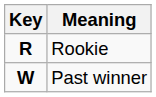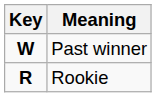rows swapped: (80, 48) <-> (99, 78)
